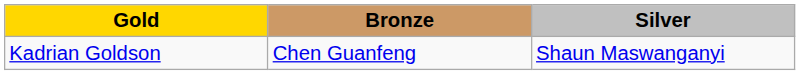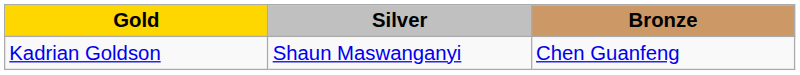columns swapped: (663, 20) <-> (400, 20)
